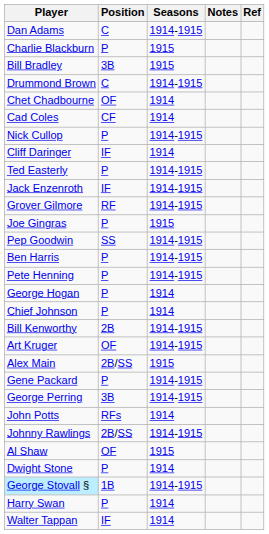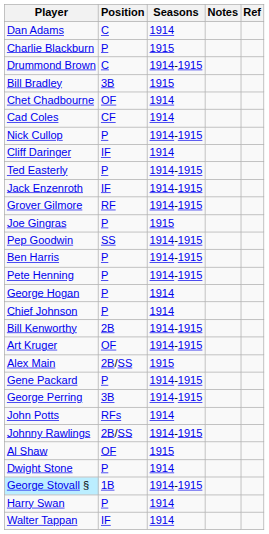(176, 30) 1914-1915 -> (162, 30) 1914
rows swapped: (35, 65) <-> (51, 83)
